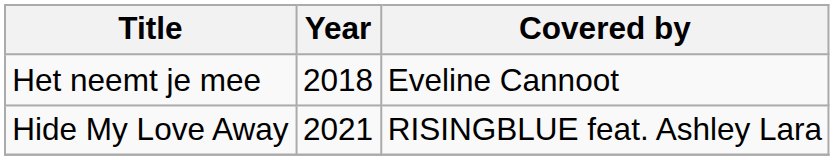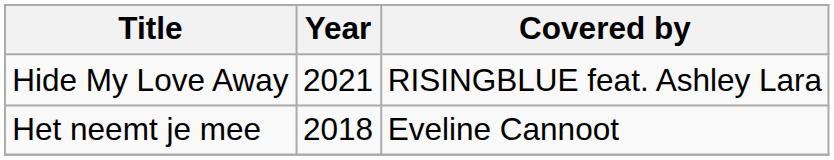rows swapped: (137, 79) <-> (150, 129)
